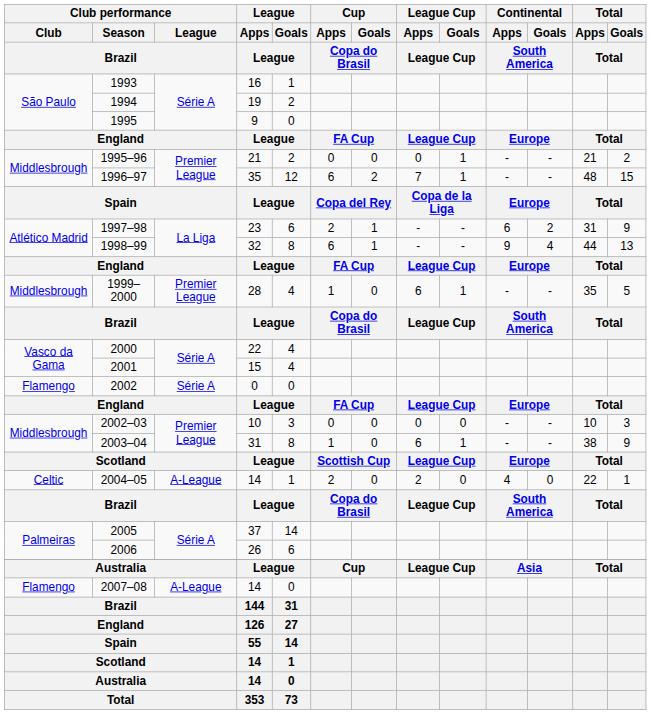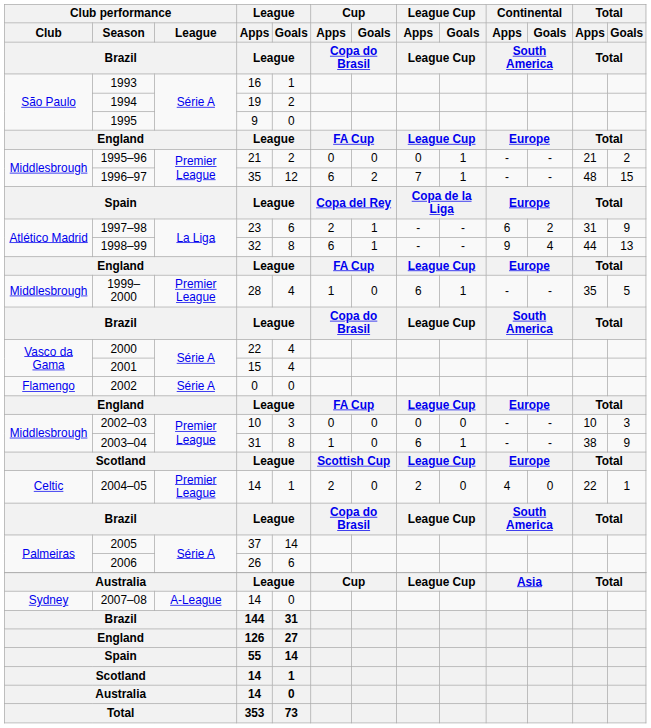(196, 480) A-League -> (196, 486) Premier League
(49, 587) Flamengo -> (49, 600) Sydney
